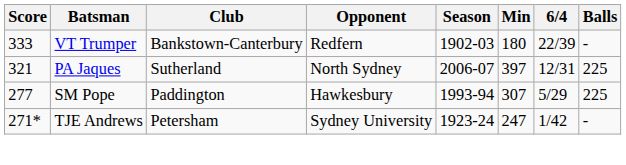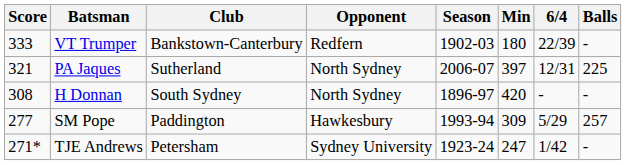+ row: (88, 95)
(514, 95) 307 -> (514, 120) 309
(595, 95) 225 -> (595, 120) 257
